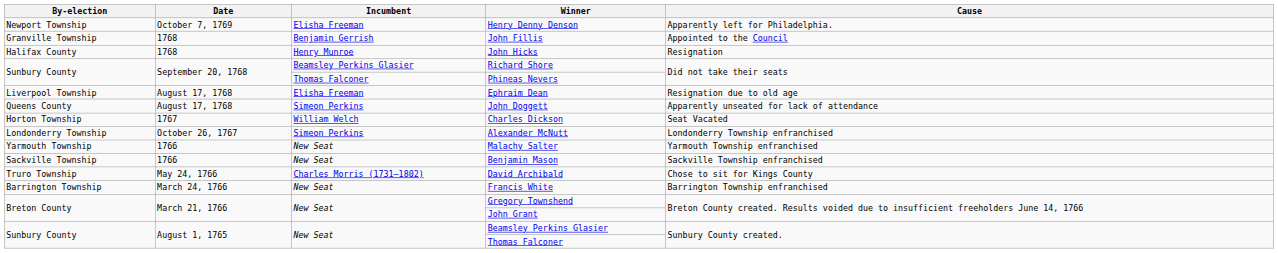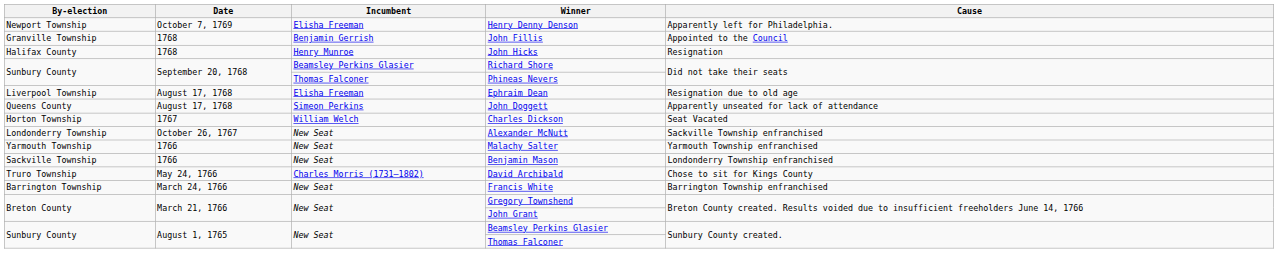(328, 133) Simeon Perkins -> (313, 133) New Seat
(750, 133) Londonderry Township enfranchised -> (745, 133) Sackville Township enfranchised
(745, 160) Sackville Township enfranchised -> (750, 160) Londonderry Township enfranchised
